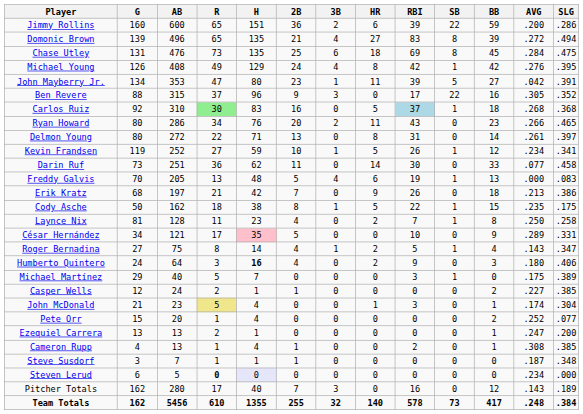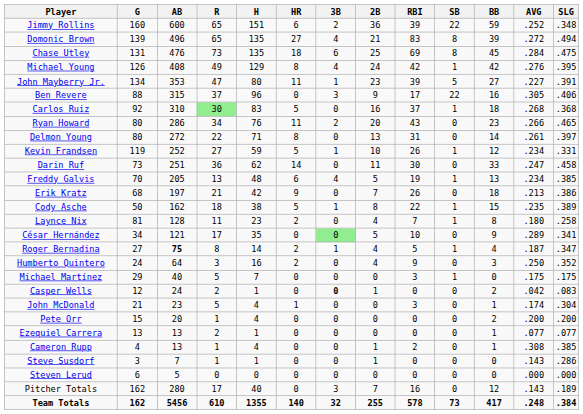columns swapped: (296, 11) <-> (375, 11)
(534, 25) .200 -> (534, 25) .252
(566, 25) .286 -> (566, 25) .348
(534, 81) .042 -> (534, 81) .227
(566, 95) .352 -> (566, 95) .406
(415, 109) lightblue background -> (415, 109) no background
(566, 151) .341 -> (566, 151) .331
(534, 165) .077 -> (534, 165) .247
(534, 179) .000 -> (534, 179) .234
(566, 179) .083 -> (566, 179) .385
(566, 207) .175 -> (566, 207) .389
(534, 221) .250 -> (534, 221) .180
(256, 235) pink background -> (256, 235) no background
(336, 235) no background -> (336, 235) lightgreen background
(566, 235) .331 -> (566, 235) .341
(177, 249) normal -> (177, 249) bold
(534, 249) .143 -> (534, 249) .187
(256, 263) bold -> (256, 263) normal
(534, 263) .180 -> (534, 263) .250
(566, 263) .406 -> (566, 263) .352
(566, 277) .389 -> (566, 277) .175
(336, 291) normal -> (336, 291) bold
(534, 291) .227 -> (534, 291) .042
(566, 291) .385 -> (566, 291) .083
(217, 305) khaki background -> (217, 305) no background
(534, 319) .252 -> (534, 319) .200
(566, 319) .077 -> (566, 319) .200
(534, 333) .247 -> (534, 333) .077
(566, 333) .200 -> (566, 333) .077
(534, 361) .187 -> (534, 361) .143
(566, 361) .348 -> (566, 361) .286
(217, 375) bold -> (217, 375) normal
(256, 375) lavender background -> (256, 375) no background
(534, 375) .234 -> (534, 375) .000
